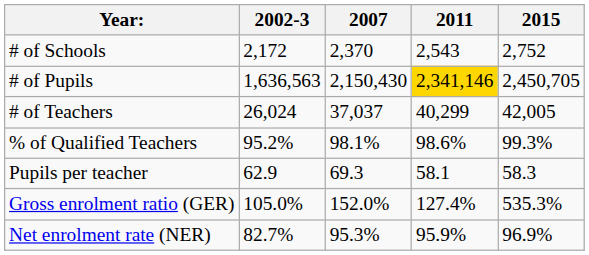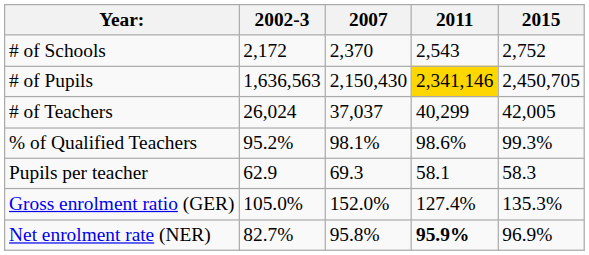(532, 204) 535.3% -> (532, 204) 135.3%
(355, 234) 95.3% -> (355, 234) 95.8%
(441, 234) normal -> (443, 234) bold
